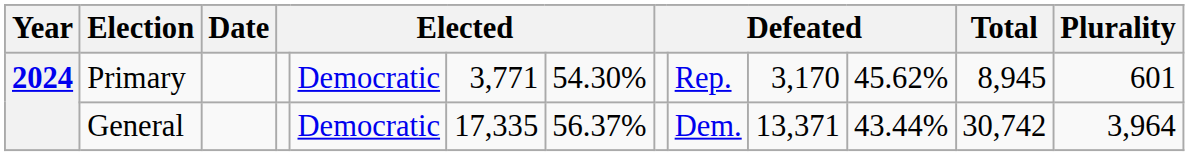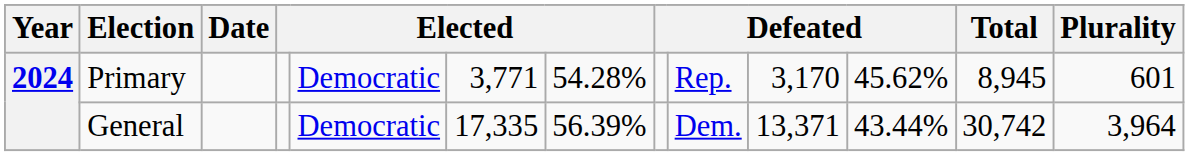(599, 77) 54.30% -> (599, 77) 54.28%
(599, 125) 56.37% -> (599, 125) 56.39%
